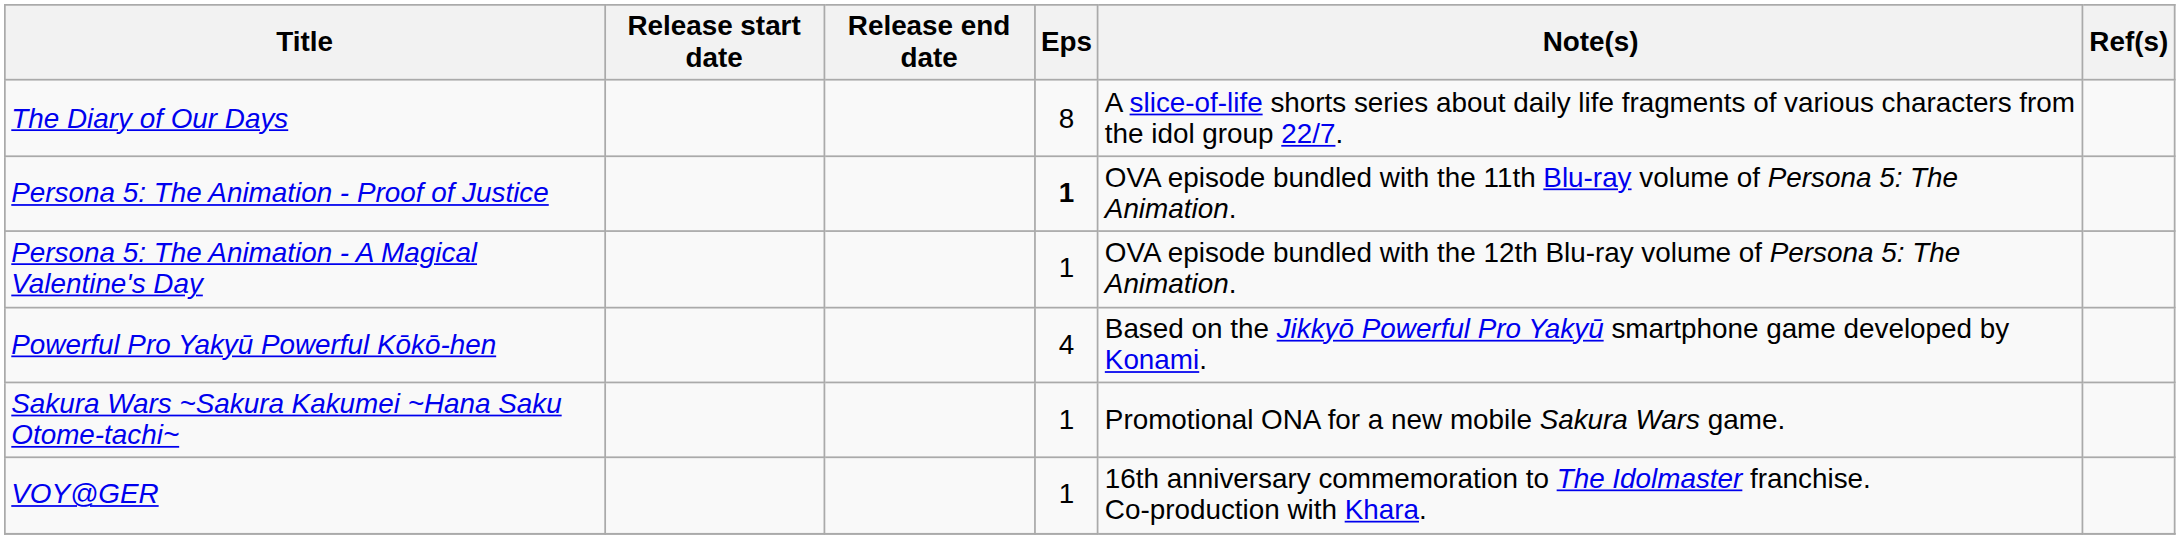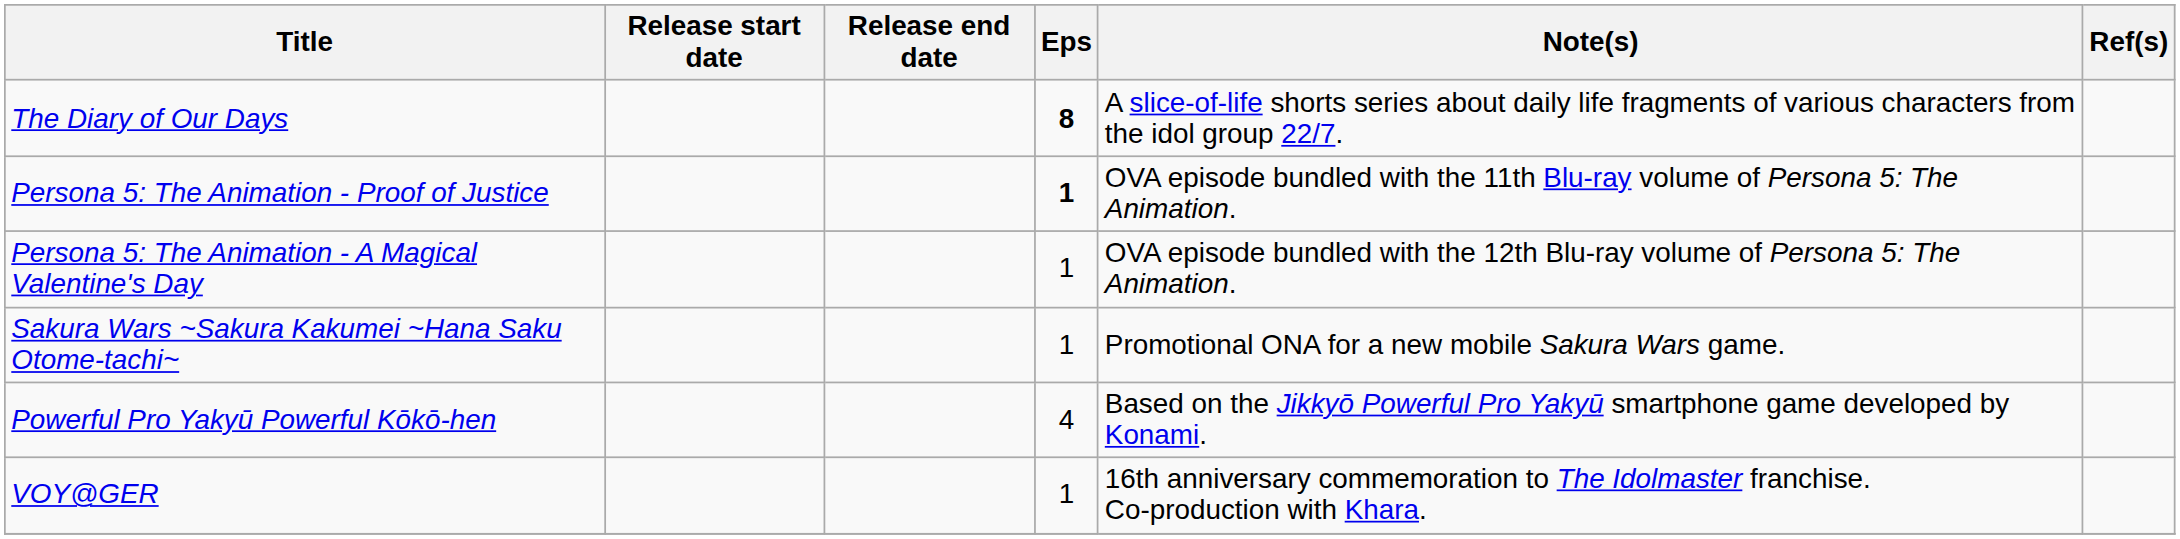(1066, 117) normal -> (1066, 117) bold
rows swapped: (286, 419) <-> (254, 344)
